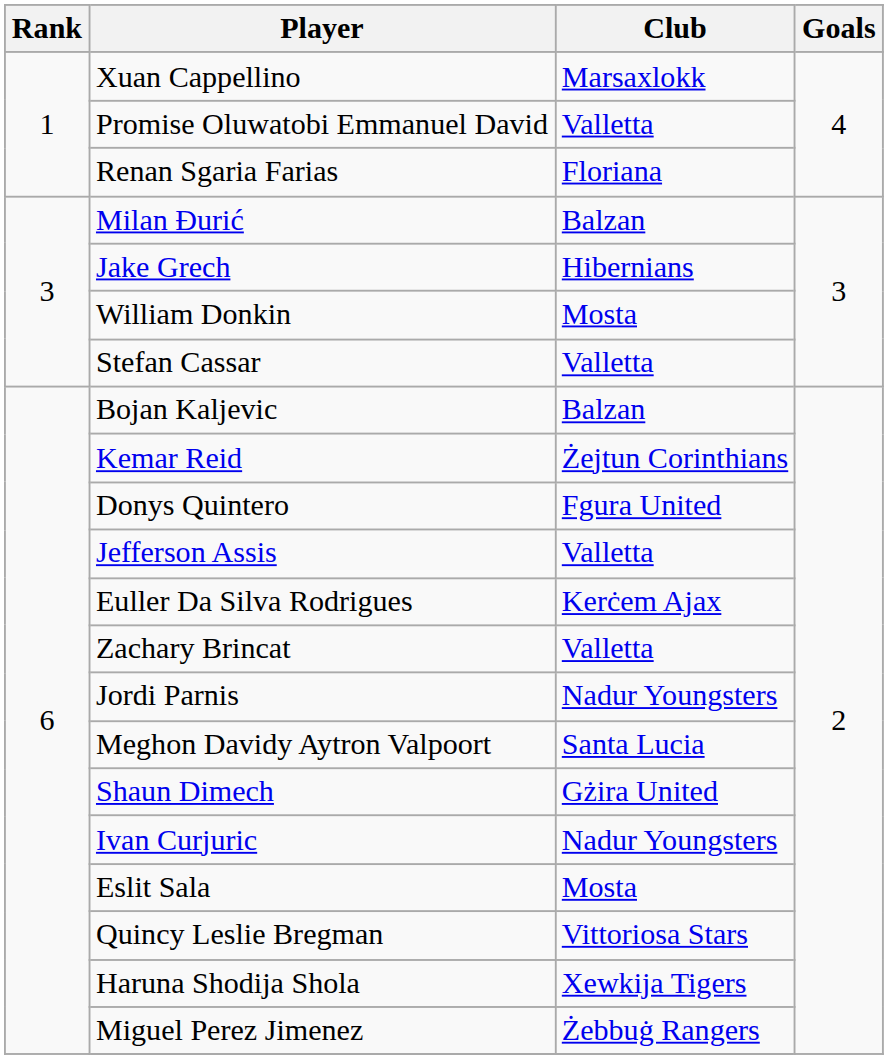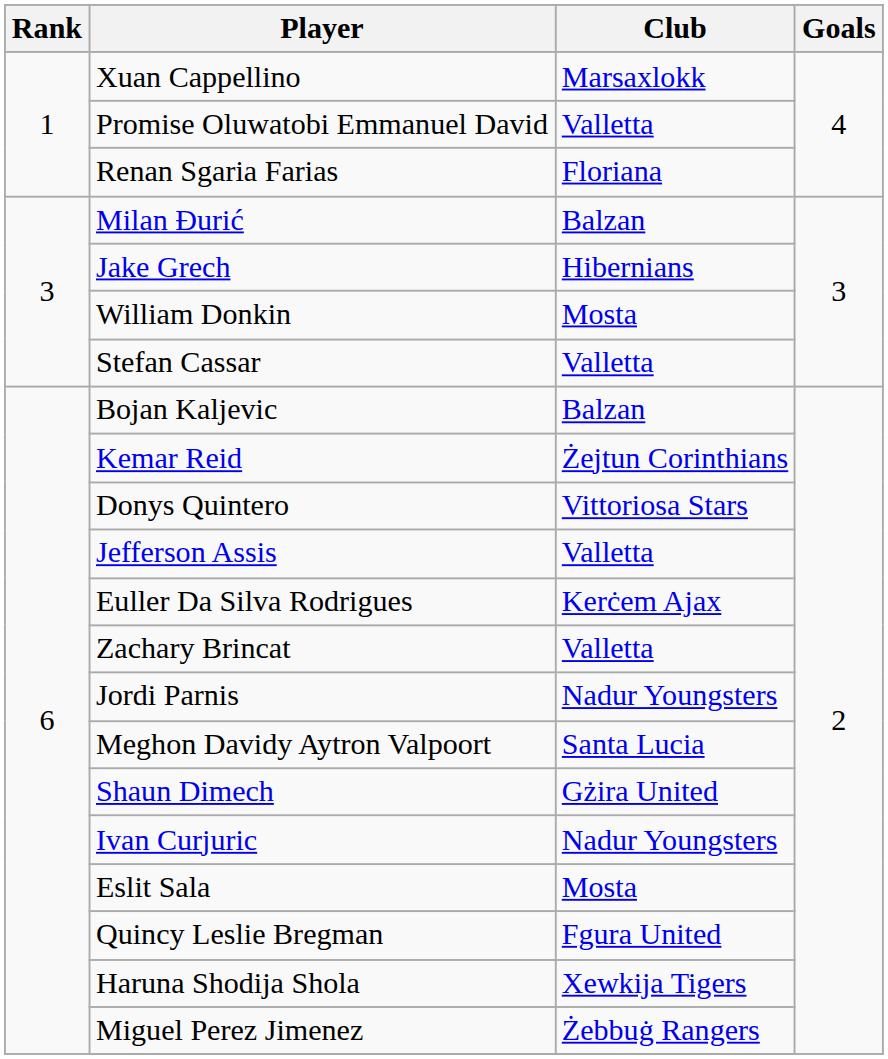(642, 505) Fgura United -> (655, 505) Vittoriosa Stars
(655, 934) Vittoriosa Stars -> (642, 934) Fgura United
